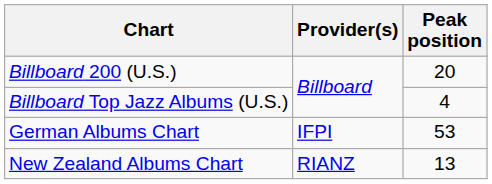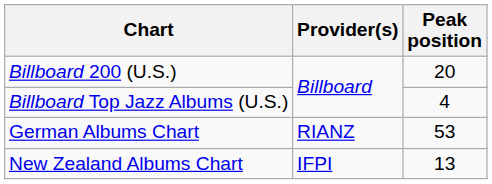(315, 132) IFPI -> (326, 132) RIANZ
(326, 163) RIANZ -> (315, 163) IFPI
